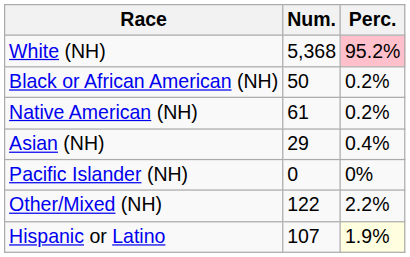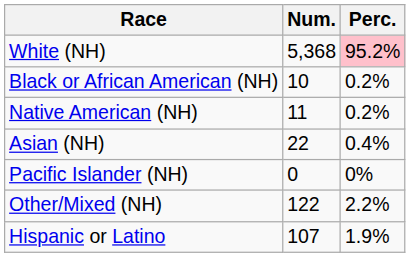(298, 81) 50 -> (298, 81) 10
(298, 112) 61 -> (297, 112) 11
(298, 143) 29 -> (298, 143) 22
(367, 236) lightyellow background -> (367, 236) no background
